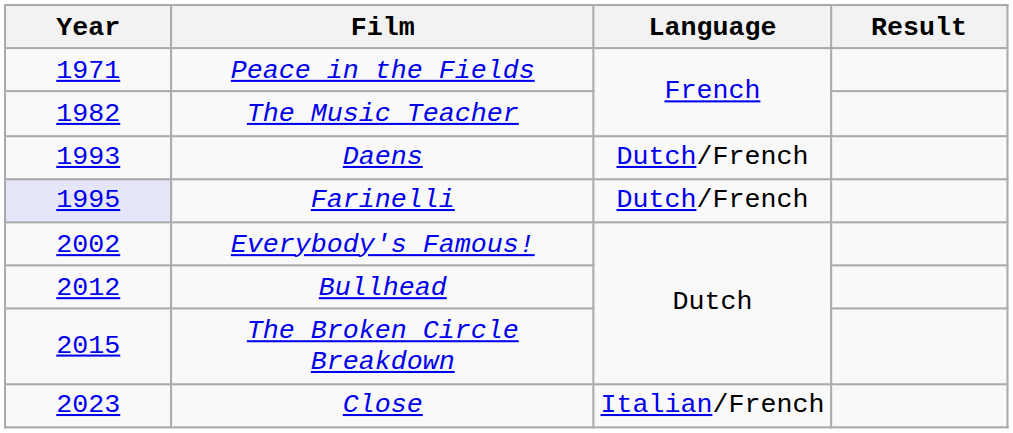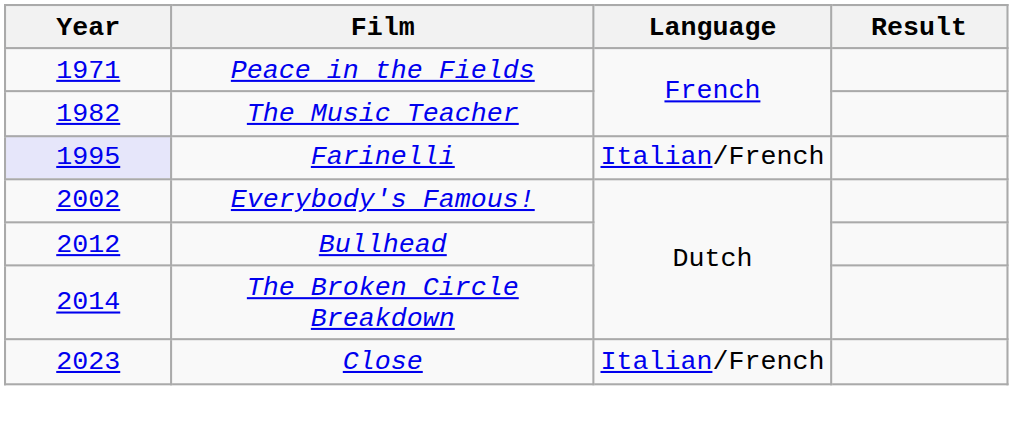- row: (383, 157)
(712, 200) Dutch/French -> (712, 157) Italian/French
(88, 346) 2015 -> (88, 303) 2014
